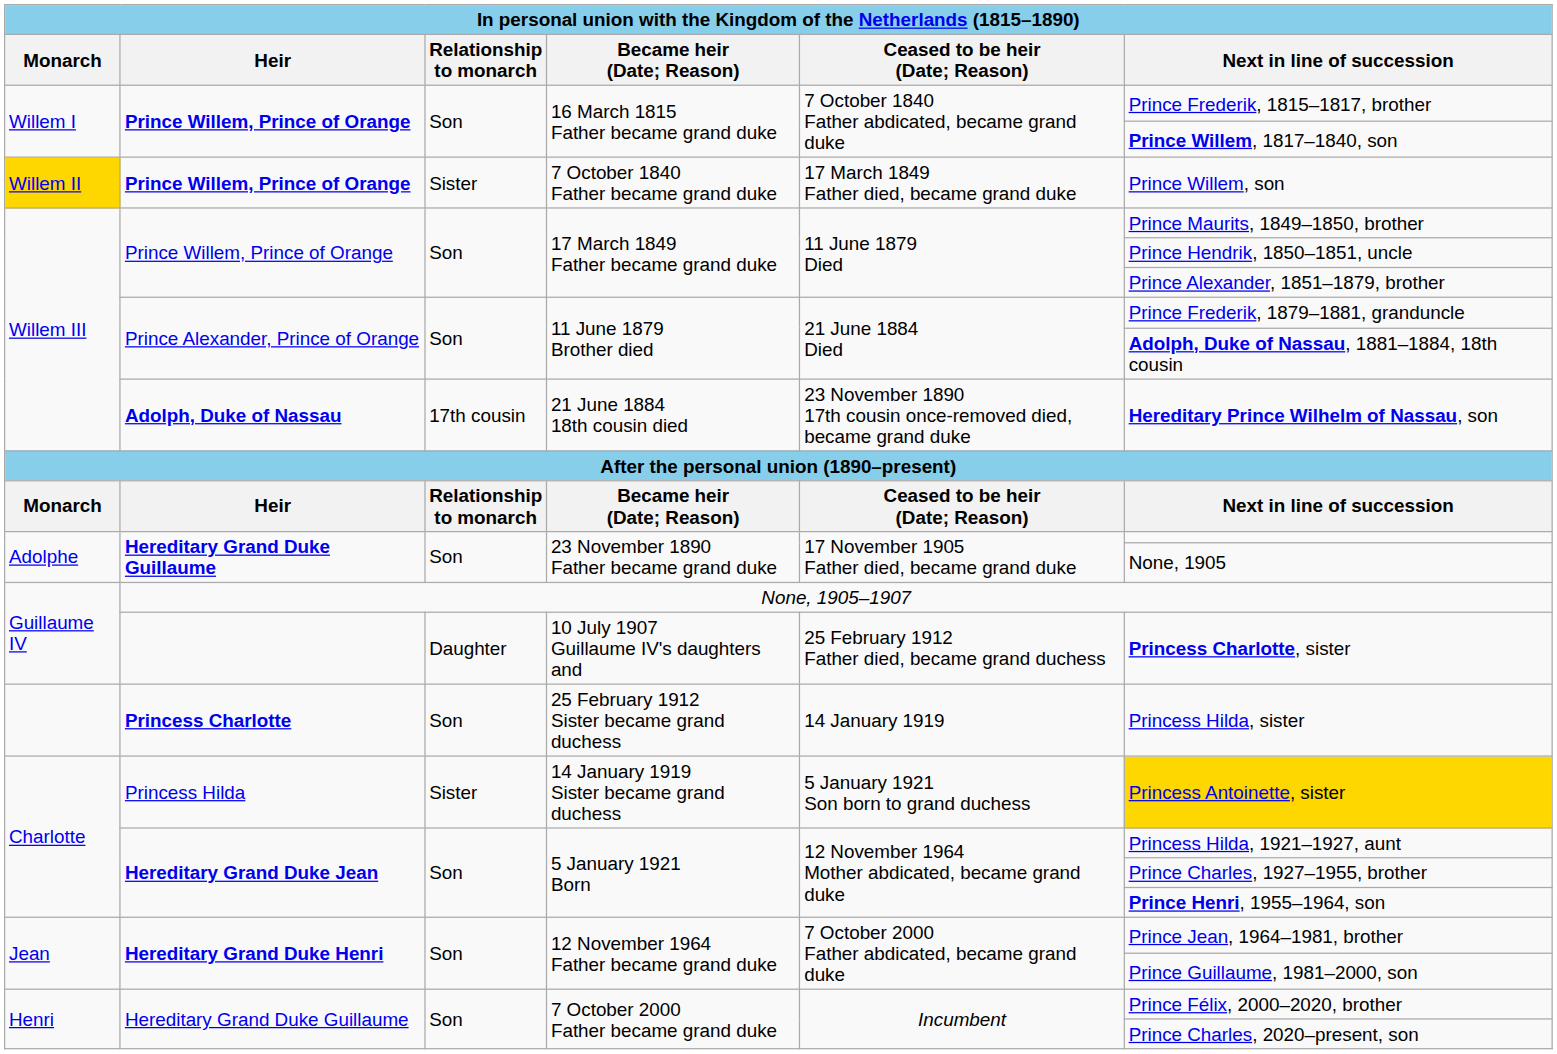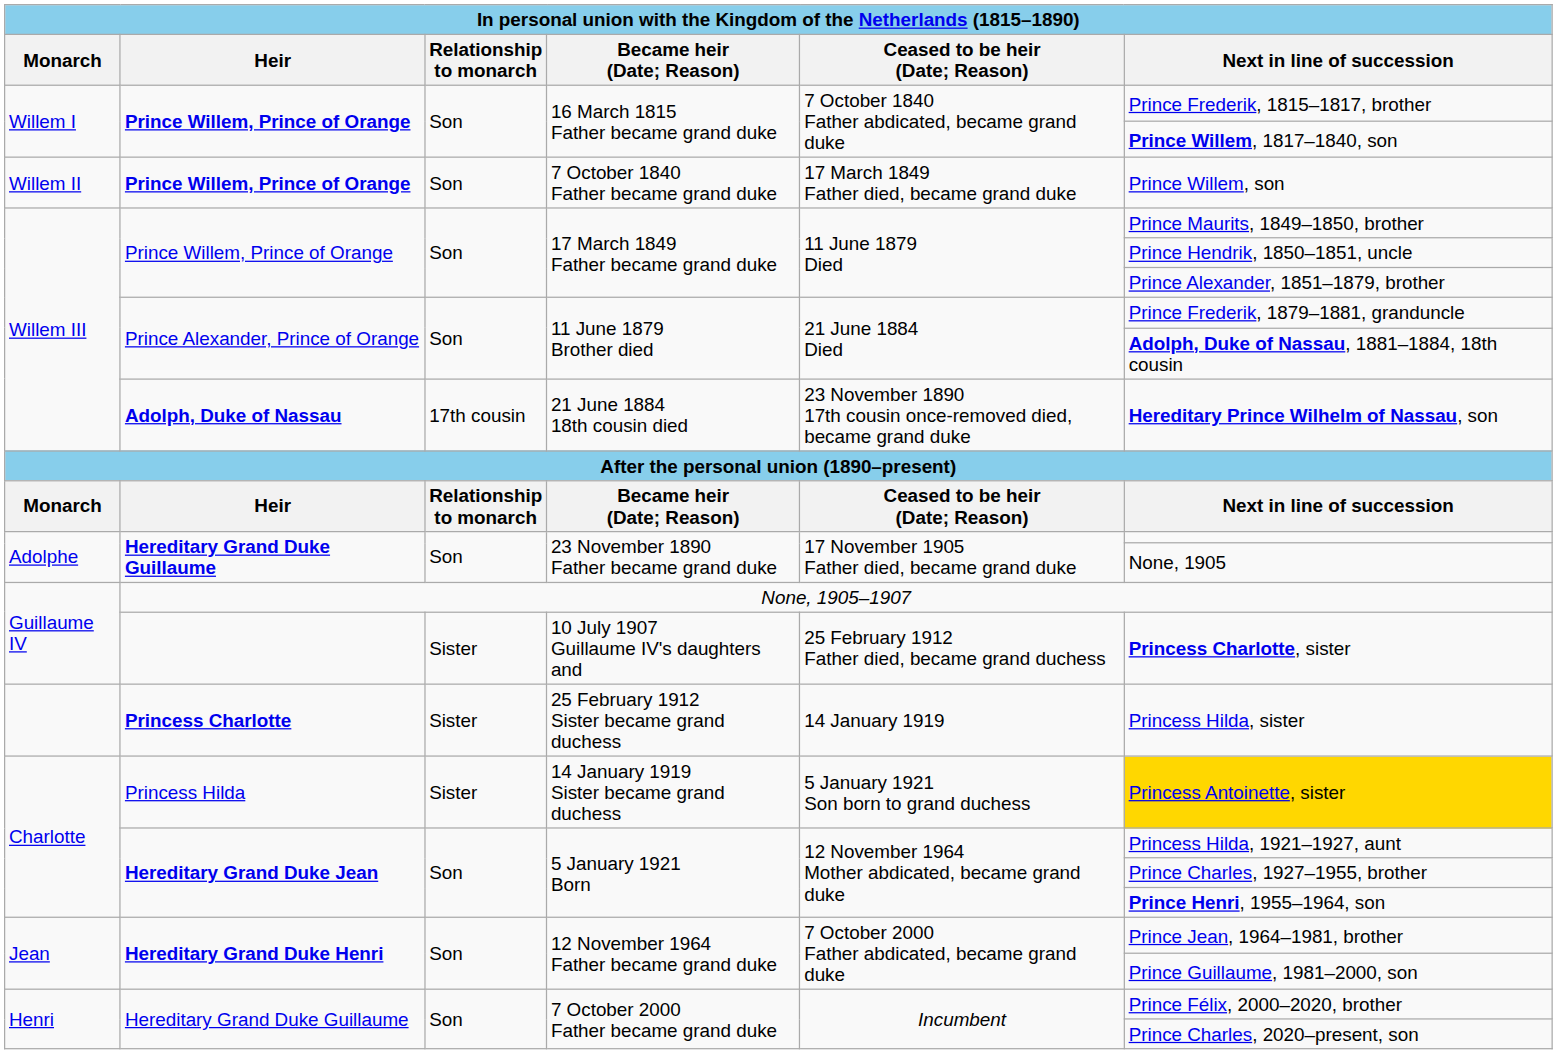(45, 183) gold background -> (45, 183) no background
(453, 183) Sister -> (446, 183) Son
(468, 648) Daughter -> (453, 648) Sister
(446, 720) Son -> (453, 720) Sister
